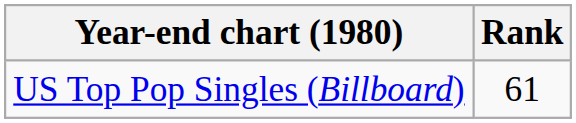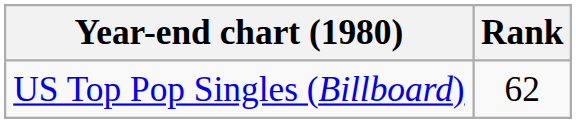(522, 88) 61 -> (522, 88) 62
